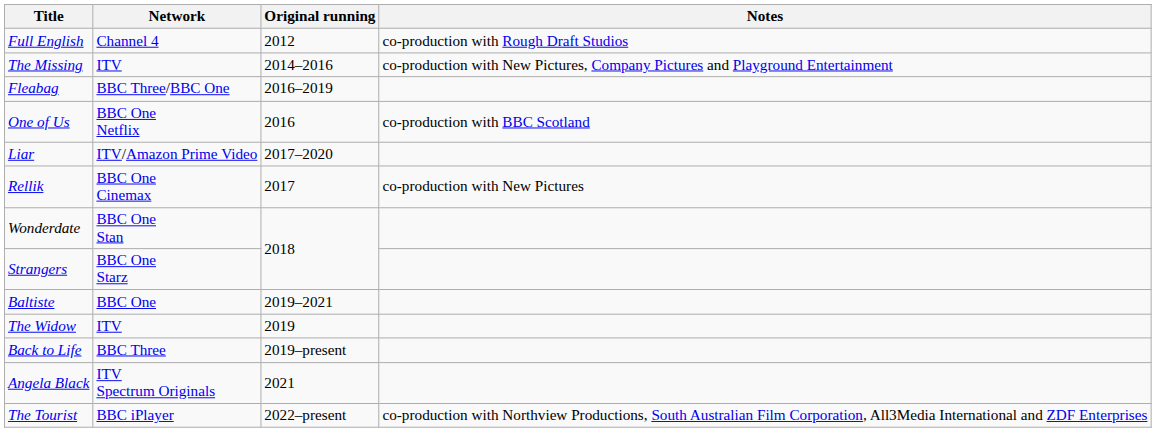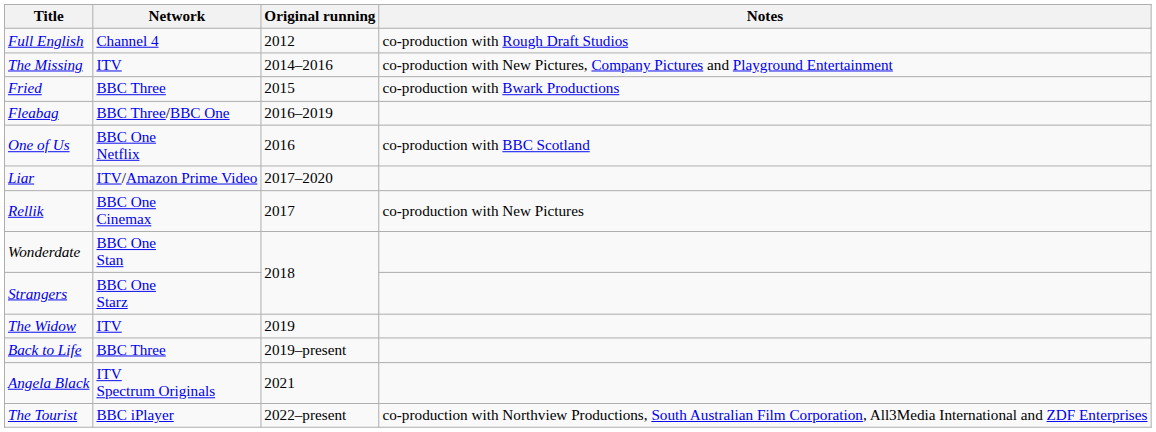+ row: (25, 88)
- row: (31, 301)
